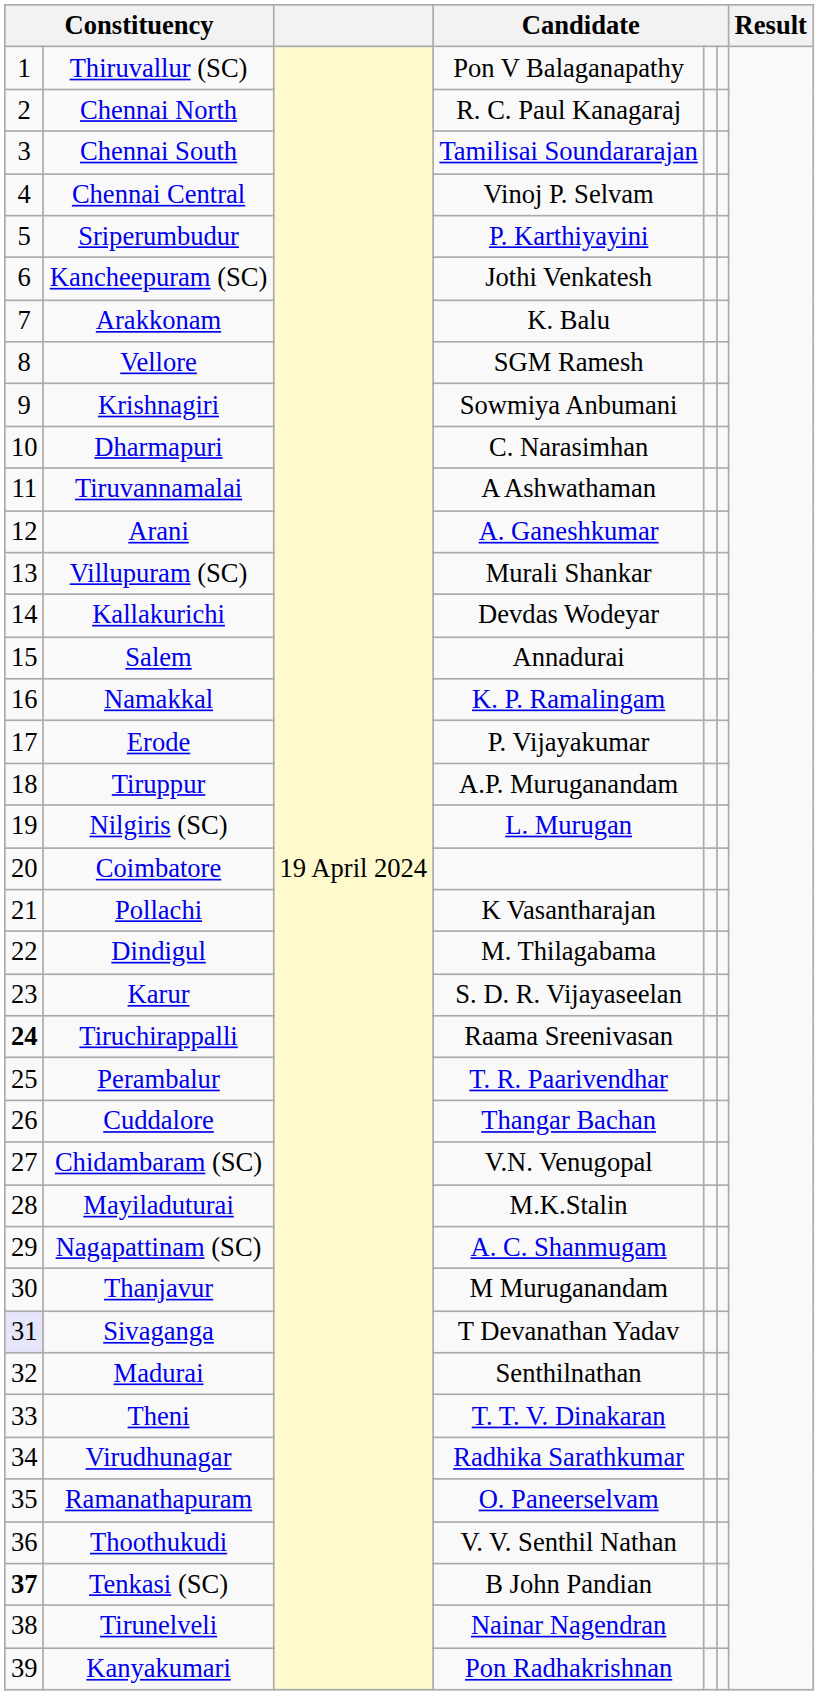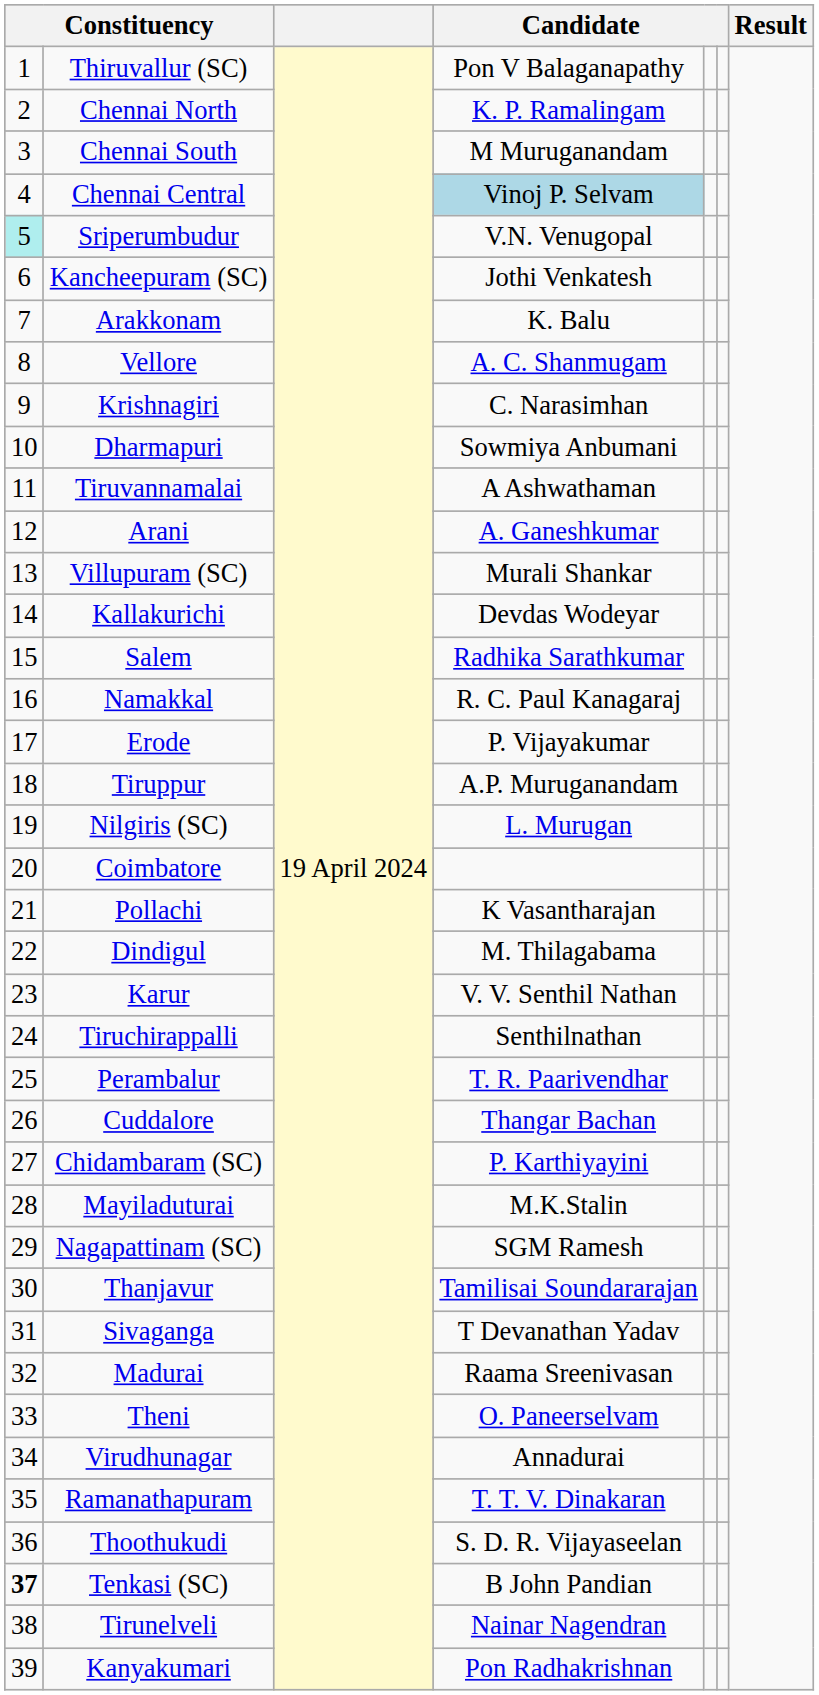(569, 109) R. C. Paul Kanagaraj -> (569, 109) K. P. Ramalingam
(569, 151) Tamilisai Soundararajan -> (569, 151) M Muruganandam
(569, 194) no background -> (569, 194) lightblue background
(24, 236) no background -> (24, 236) paleturquoise background
(569, 236) P. Karthiyayini -> (569, 236) V.N. Venugopal
(569, 362) SGM Ramesh -> (569, 362) A. C. Shanmugam
(569, 404) Sowmiya Anbumani -> (569, 404) C. Narasimhan
(569, 446) C. Narasimhan -> (569, 446) Sowmiya Anbumani
(569, 657) Annadurai -> (569, 657) Radhika Sarathkumar
(569, 699) K. P. Ramalingam -> (569, 699) R. C. Paul Kanagaraj
(569, 994) S. D. R. Vijayaseelan -> (569, 994) V. V. Senthil Nathan
(24, 1036) bold -> (24, 1036) normal
(569, 1036) Raama Sreenivasan -> (569, 1036) Senthilnathan
(569, 1162) V.N. Venugopal -> (569, 1162) P. Karthiyayini
(569, 1247) A. C. Shanmugam -> (569, 1247) SGM Ramesh
(569, 1289) M Muruganandam -> (569, 1289) Tamilisai Soundararajan
(24, 1331) lavender background -> (24, 1331) no background
(569, 1373) Senthilnathan -> (569, 1373) Raama Sreenivasan
(569, 1415) T. T. V. Dinakaran -> (569, 1415) O. Paneerselvam
(569, 1457) Radhika Sarathkumar -> (569, 1457) Annadurai
(569, 1499) O. Paneerselvam -> (569, 1499) T. T. V. Dinakaran
(569, 1541) V. V. Senthil Nathan -> (569, 1541) S. D. R. Vijayaseelan
